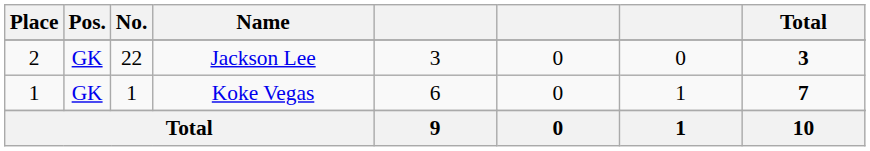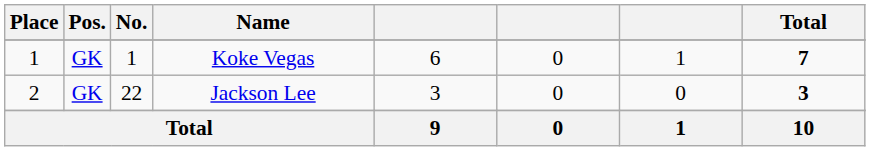rows swapped: (263, 93) <-> (263, 57)
